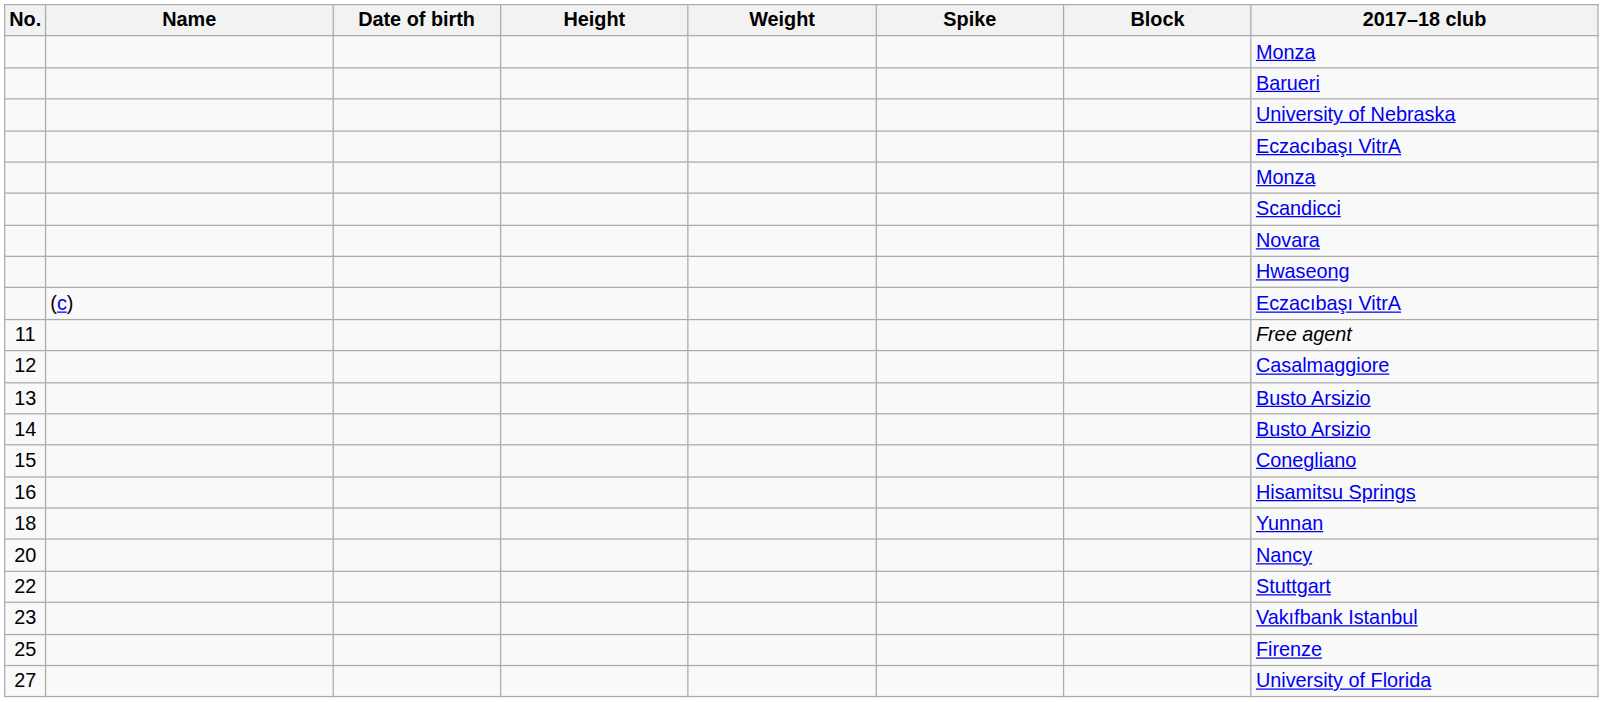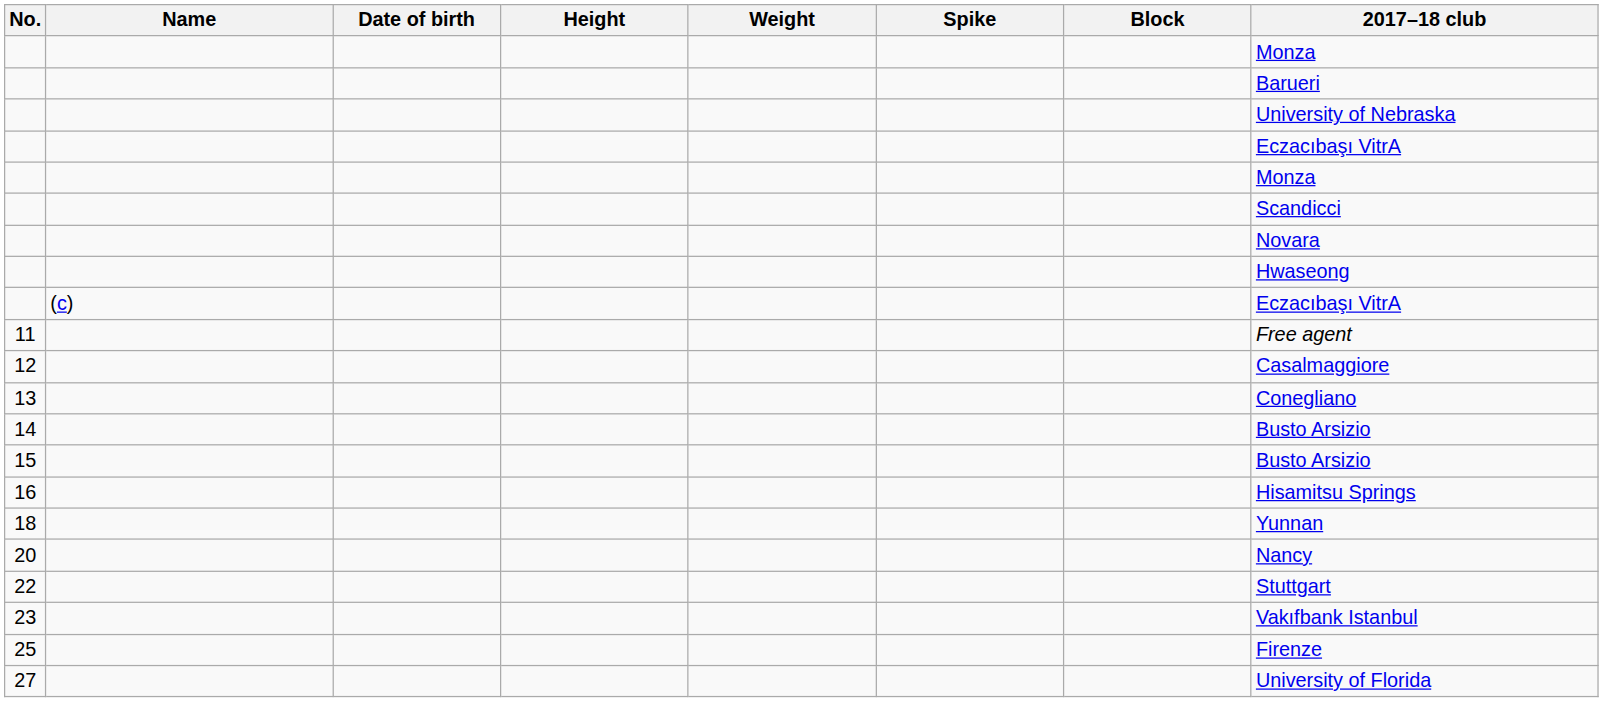(1313, 397) Busto Arsizio -> (1306, 397) Conegliano
(1306, 460) Conegliano -> (1313, 460) Busto Arsizio
